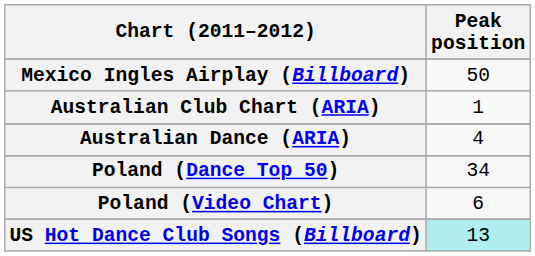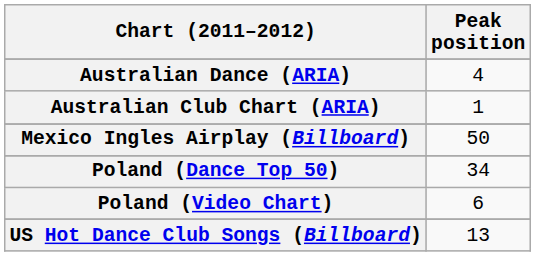rows swapped: (216, 139) <-> (216, 75)
(478, 235) paleturquoise background -> (478, 235) no background
